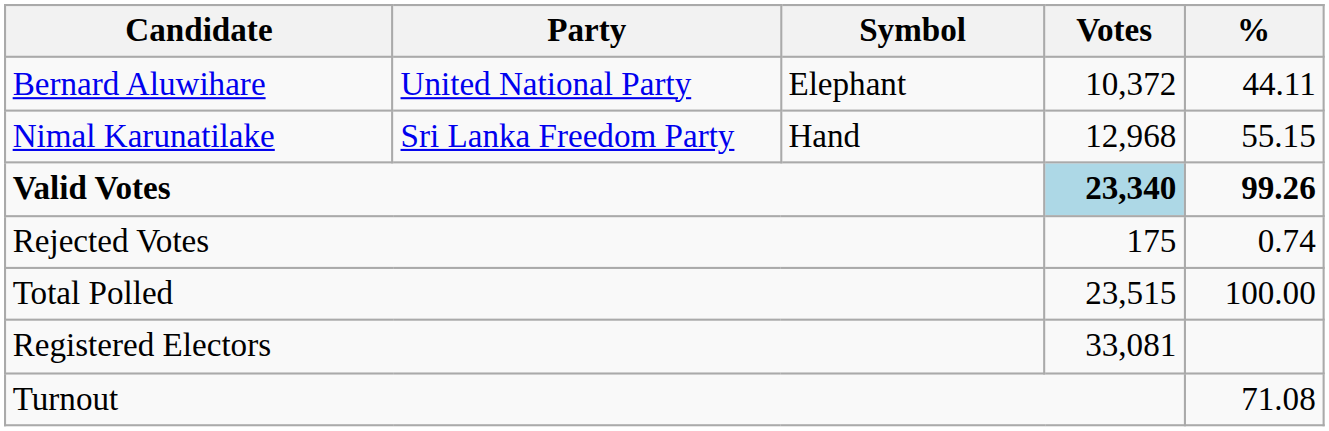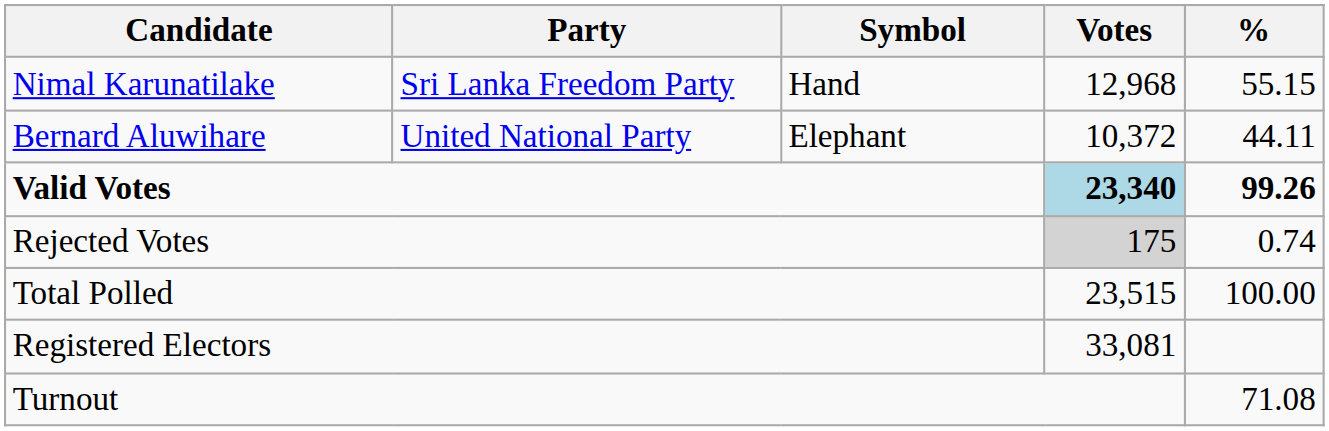rows swapped: (144, 135) <-> (139, 83)
(1151, 240) no background -> (1151, 240) lightgrey background
